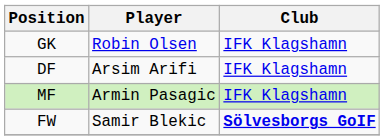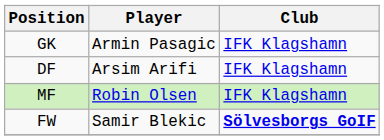(144, 44) Robin Olsen -> (154, 44) Armin Pasagic
(154, 96) Armin Pasagic -> (144, 96) Robin Olsen
